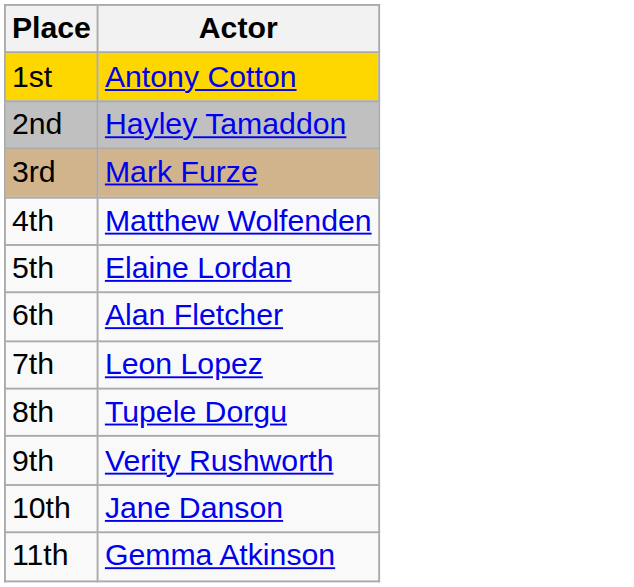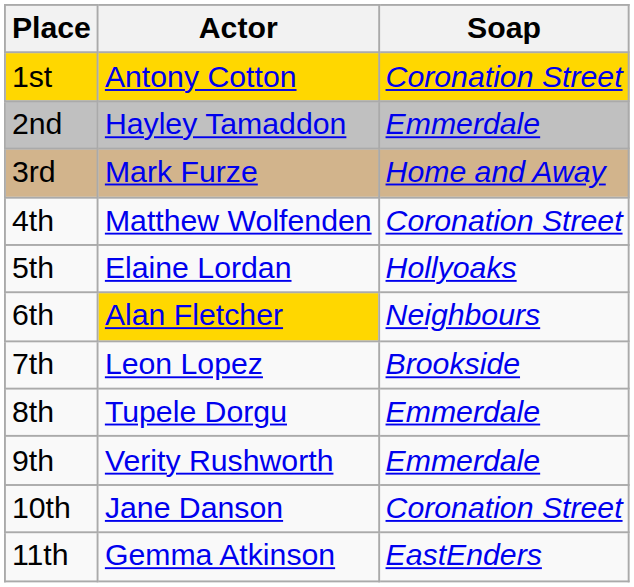+ column: (504, 28)
(194, 316) no background -> (194, 316) gold background
